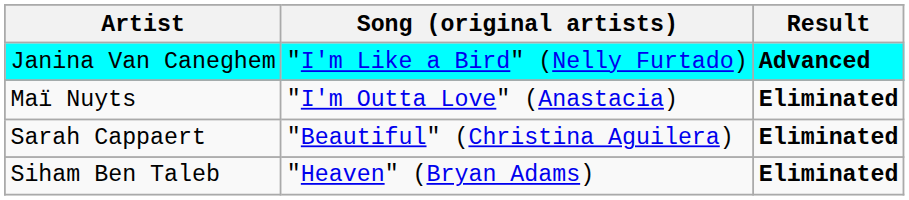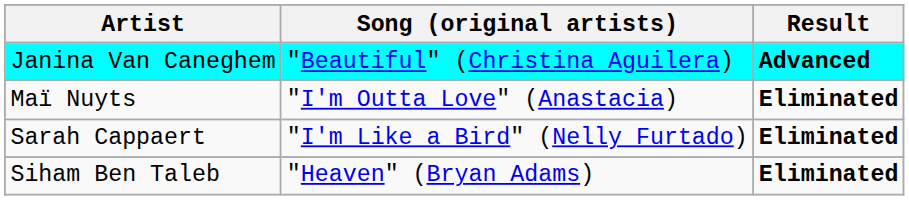(517, 62) "I'm Like a Bird" (Nelly Furtado) -> (510, 62) "Beautiful" (Christina Aguilera)
(510, 138) "Beautiful" (Christina Aguilera) -> (517, 138) "I'm Like a Bird" (Nelly Furtado)
